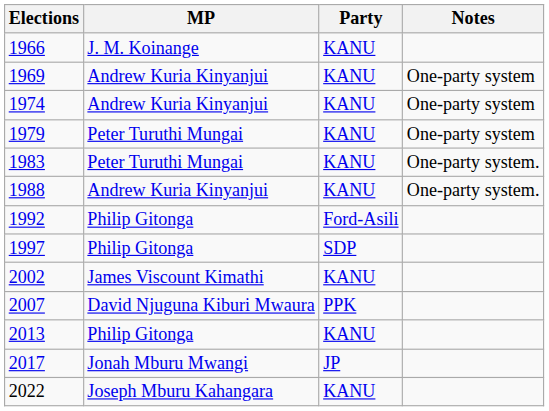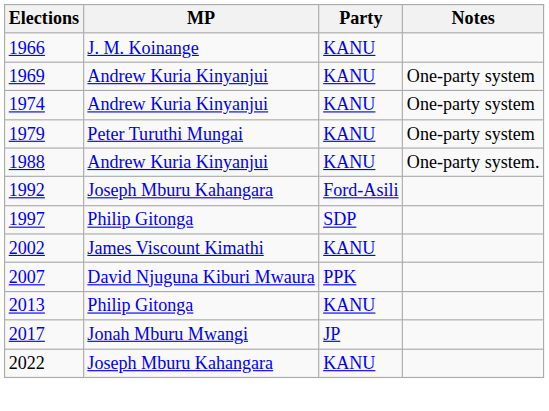- row: (27, 162)
(140, 219) Philip Gitonga -> (180, 190) Joseph Mburu Kahangara
